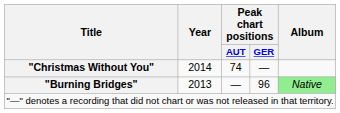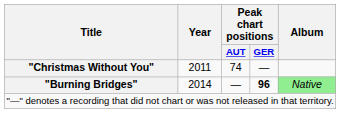(200, 68) 2014 -> (200, 68) 2011
(200, 85) 2013 -> (200, 85) 2014
(264, 85) normal -> (264, 85) bold
